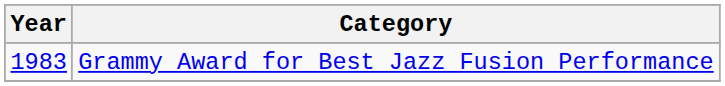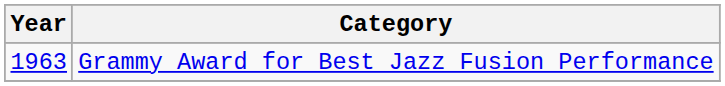(39, 62) 1983 -> (39, 62) 1963
